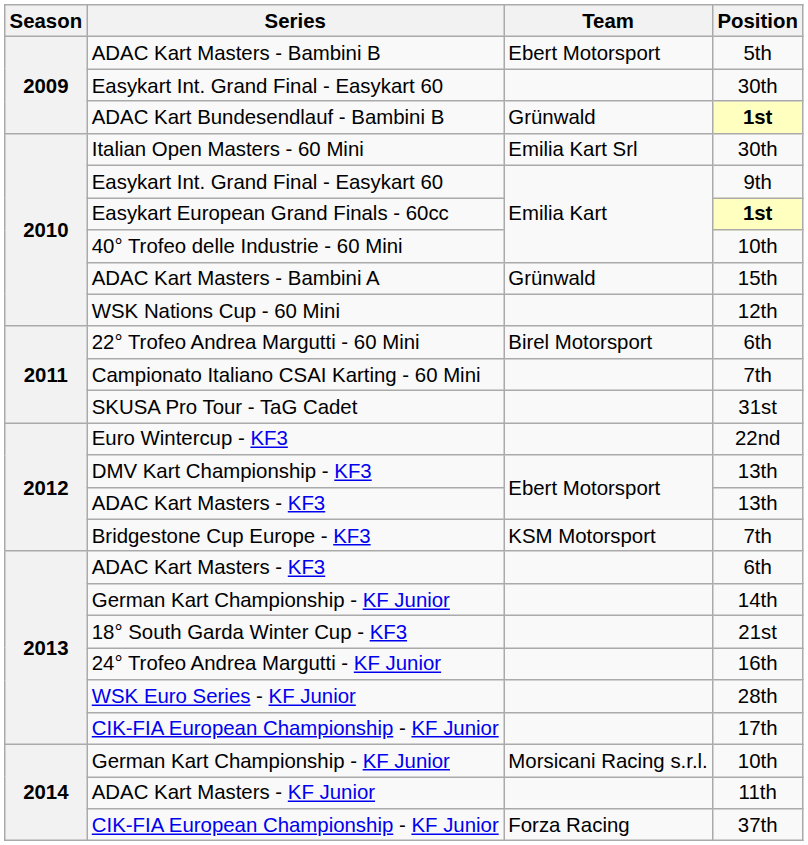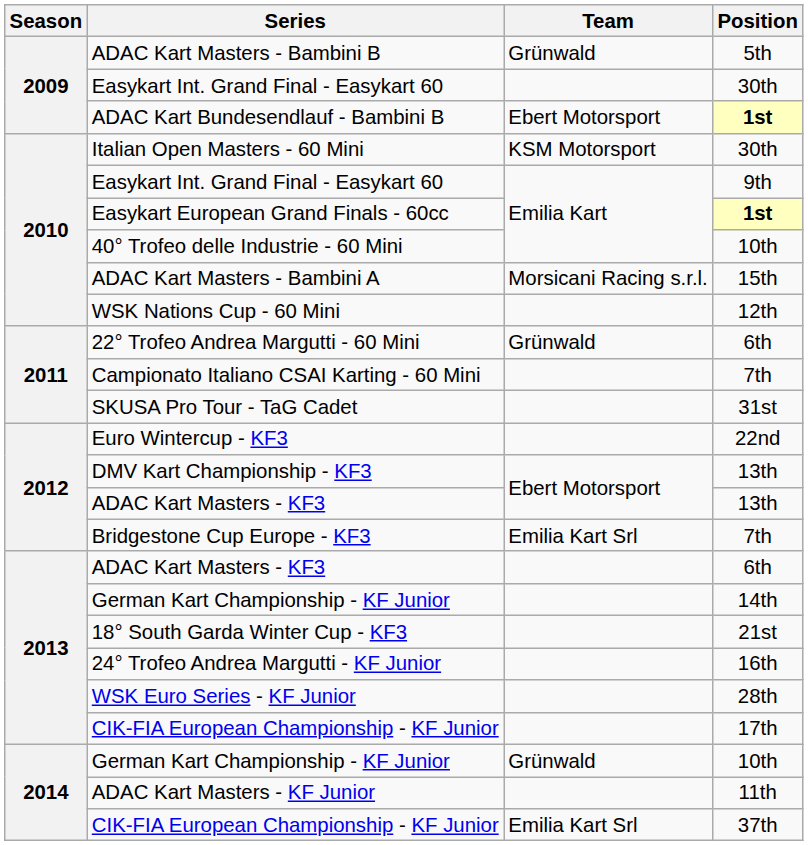(584, 53) Ebert Motorsport -> (552, 53) Grünwald
(552, 117) Grünwald -> (584, 117) Ebert Motorsport
(573, 149) Emilia Kart Srl -> (582, 149) KSM Motorsport
(552, 278) Grünwald -> (608, 278) Morsicani Racing s.r.l.
(580, 342) Birel Motorsport -> (552, 342) Grünwald
(582, 535) KSM Motorsport -> (573, 535) Emilia Kart Srl
(608, 760) Morsicani Racing s.r.l. -> (552, 760) Grünwald
(569, 824) Forza Racing -> (573, 824) Emilia Kart Srl
